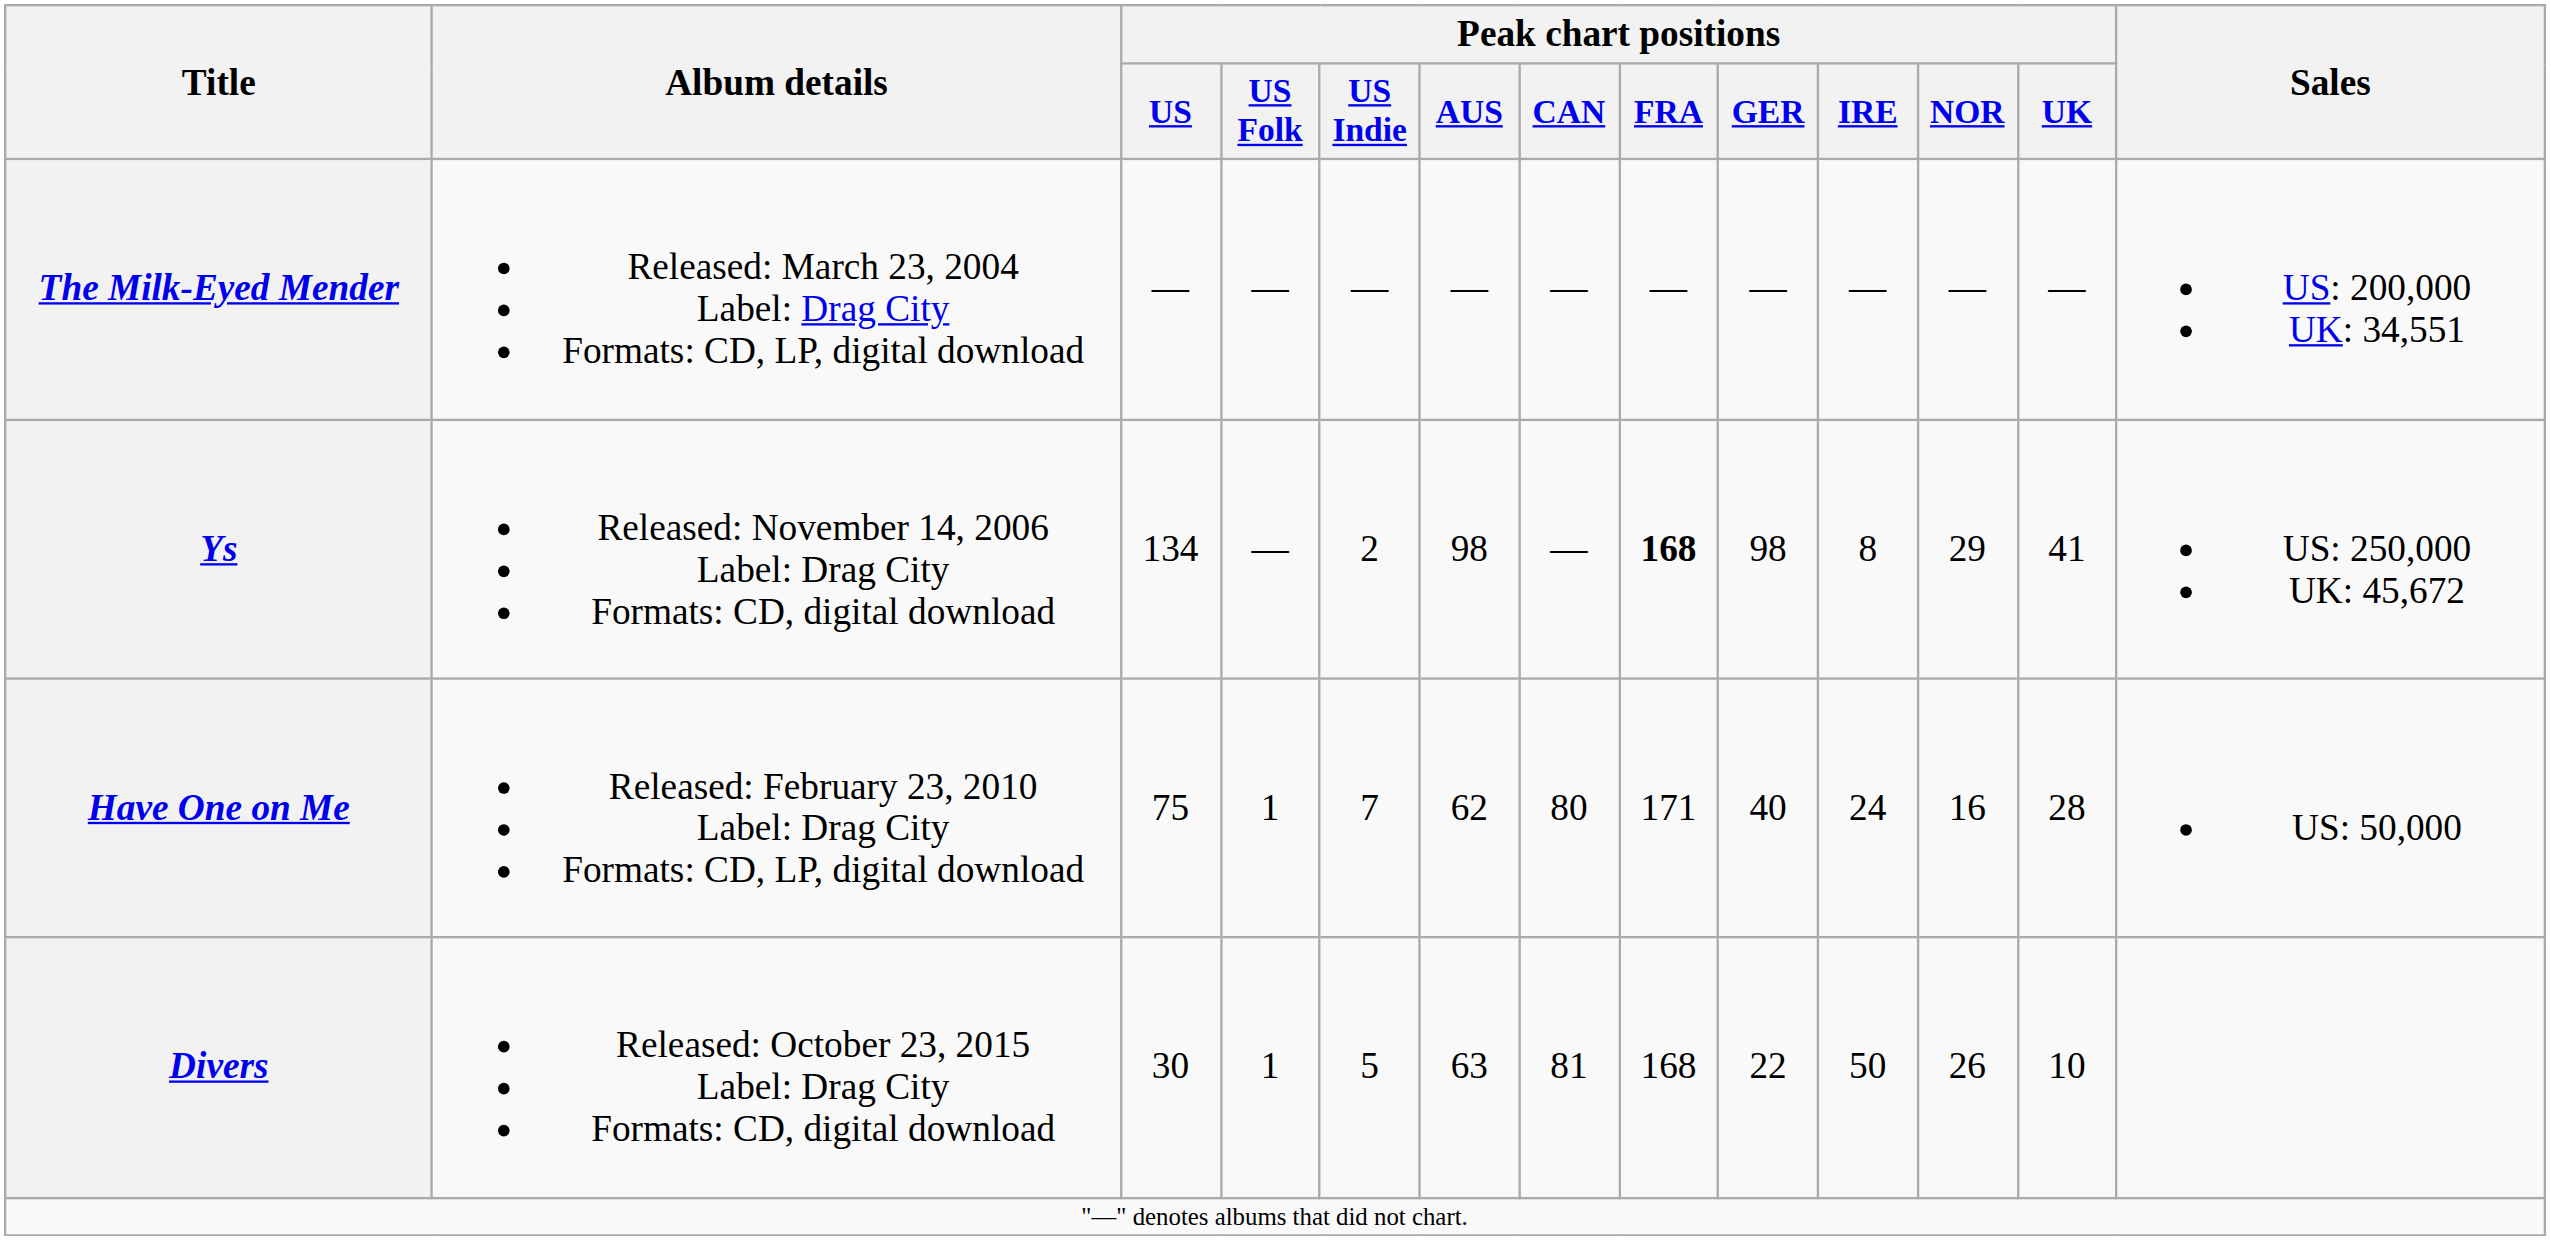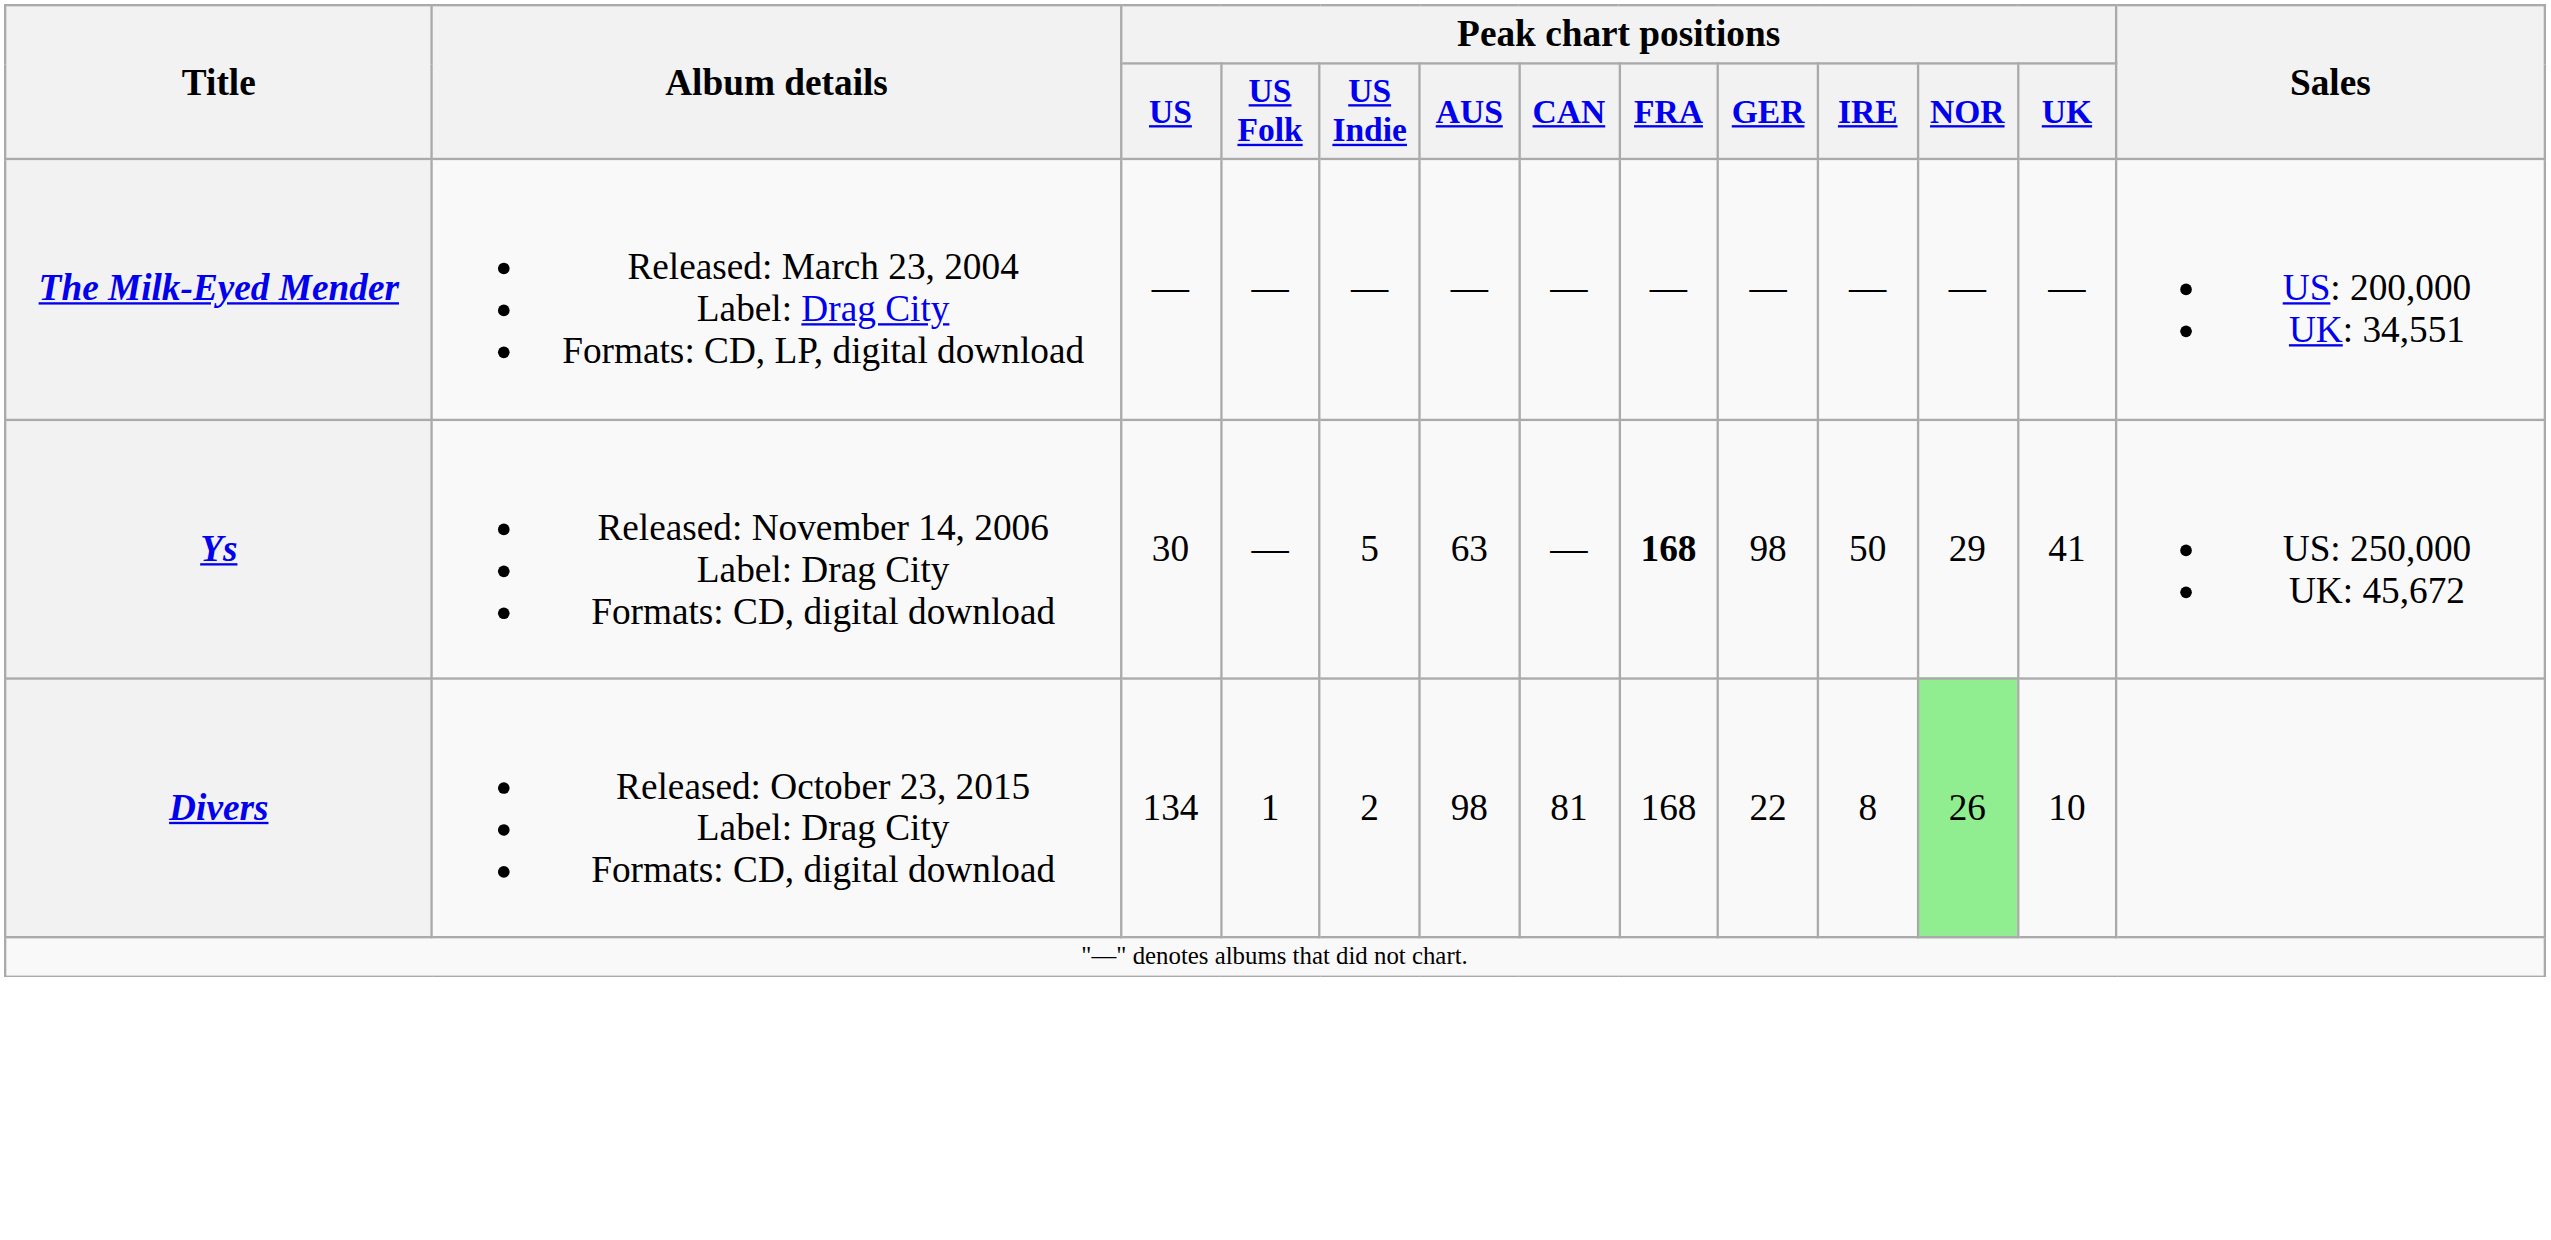(1170, 547) 134 -> (1170, 547) 30
(1370, 547) 2 -> (1370, 547) 5
(1469, 547) 98 -> (1469, 547) 63
(1868, 547) 8 -> (1868, 547) 50
- row: (219, 807)
(1170, 1066) 30 -> (1170, 807) 134
(1370, 1066) 5 -> (1370, 807) 2
(1469, 1066) 63 -> (1469, 807) 98
(1868, 1066) 50 -> (1868, 807) 8
(1967, 1066) no background -> (1967, 807) lightgreen background
